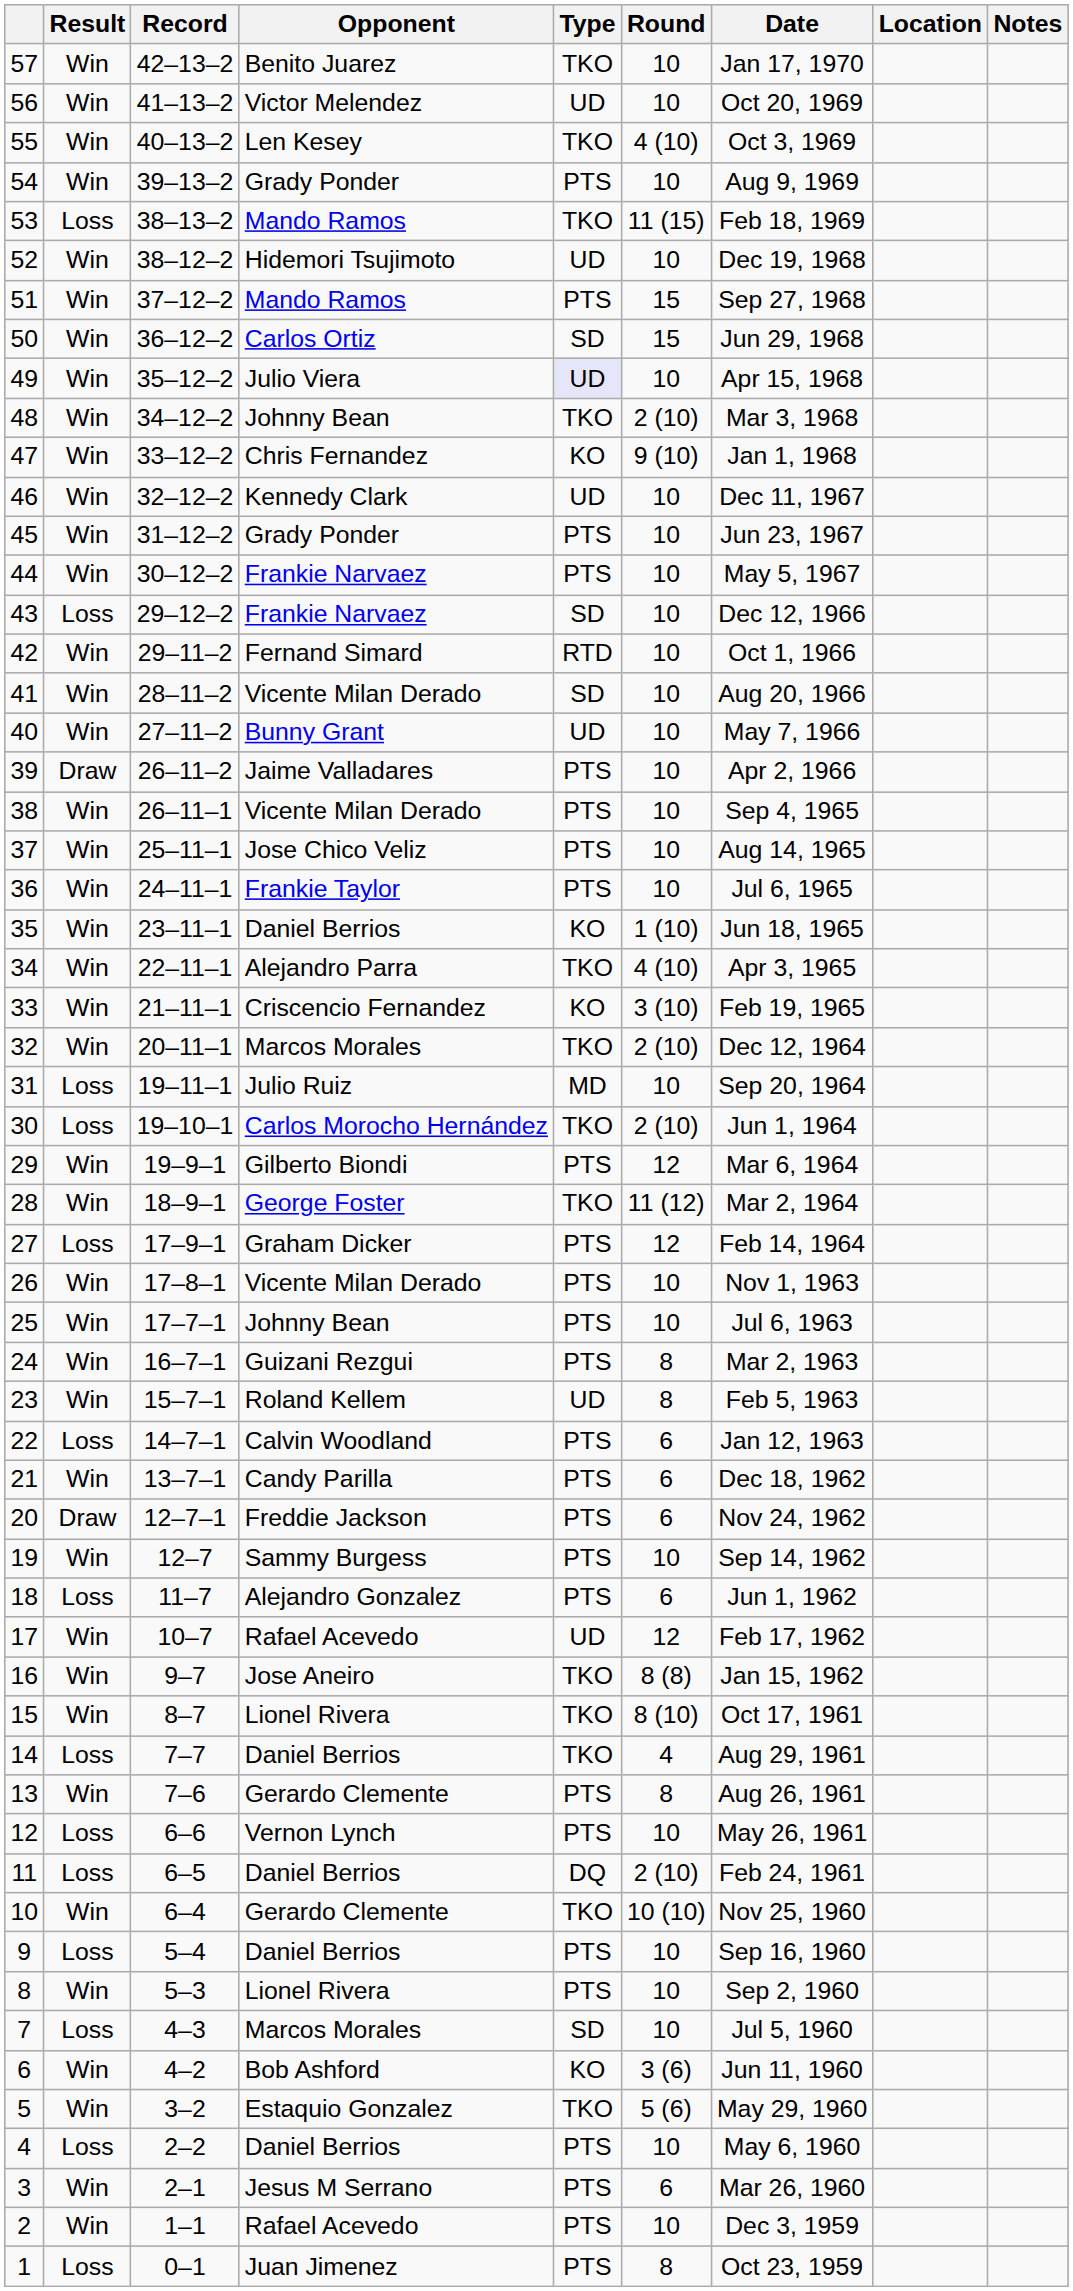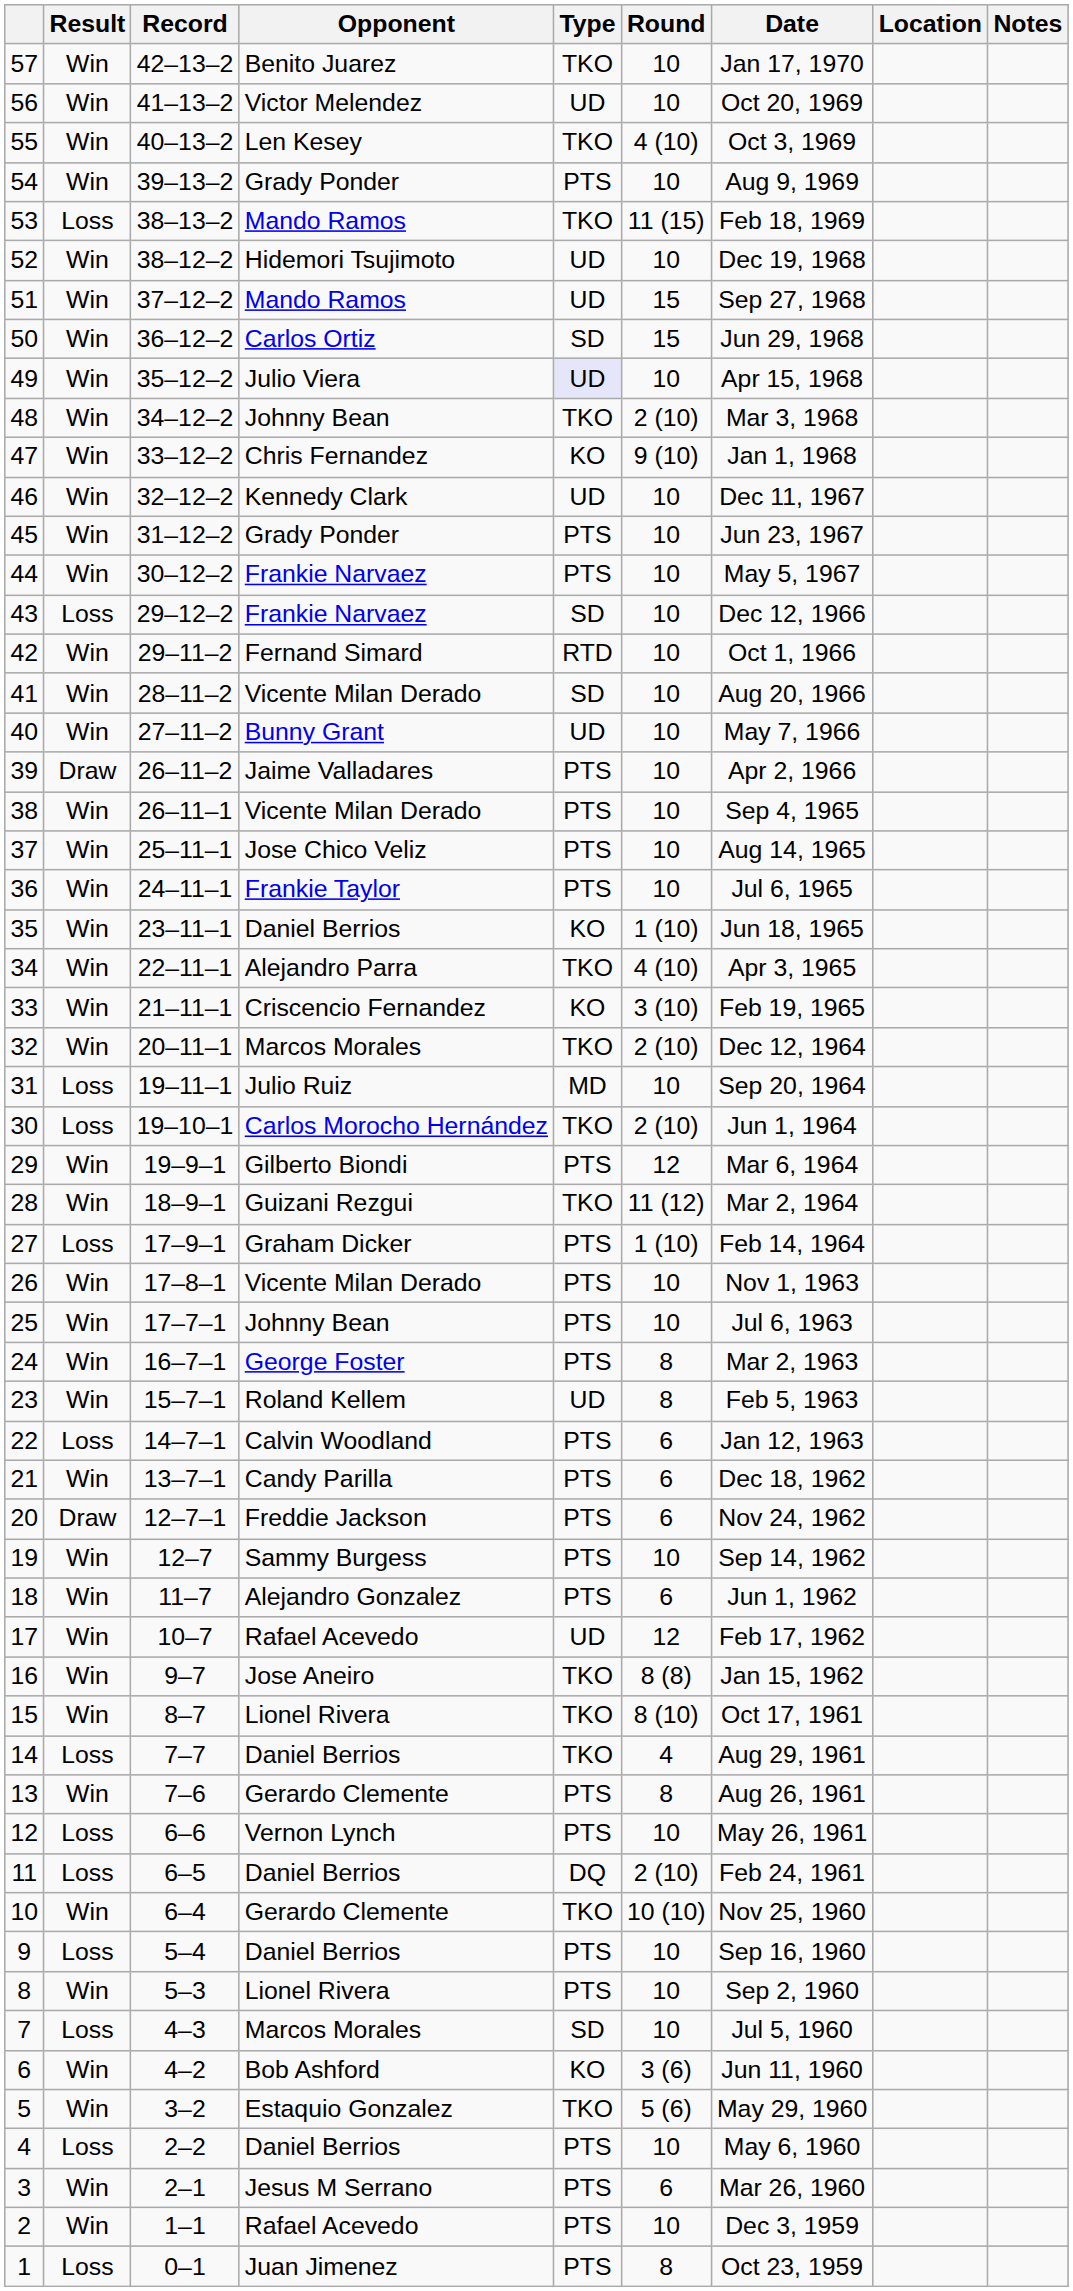(587, 299) PTS -> (587, 299) UD
(325, 1204) George Foster -> (329, 1204) Guizani Rezgui
(666, 1243) 12 -> (666, 1243) 1 (10)
(329, 1361) Guizani Rezgui -> (325, 1361) George Foster
(87, 1597) Loss -> (87, 1597) Win
